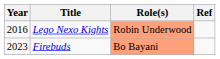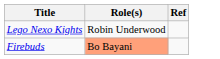- column: (17, 12)
(152, 29) lightsalmon background -> (126, 29) no background
